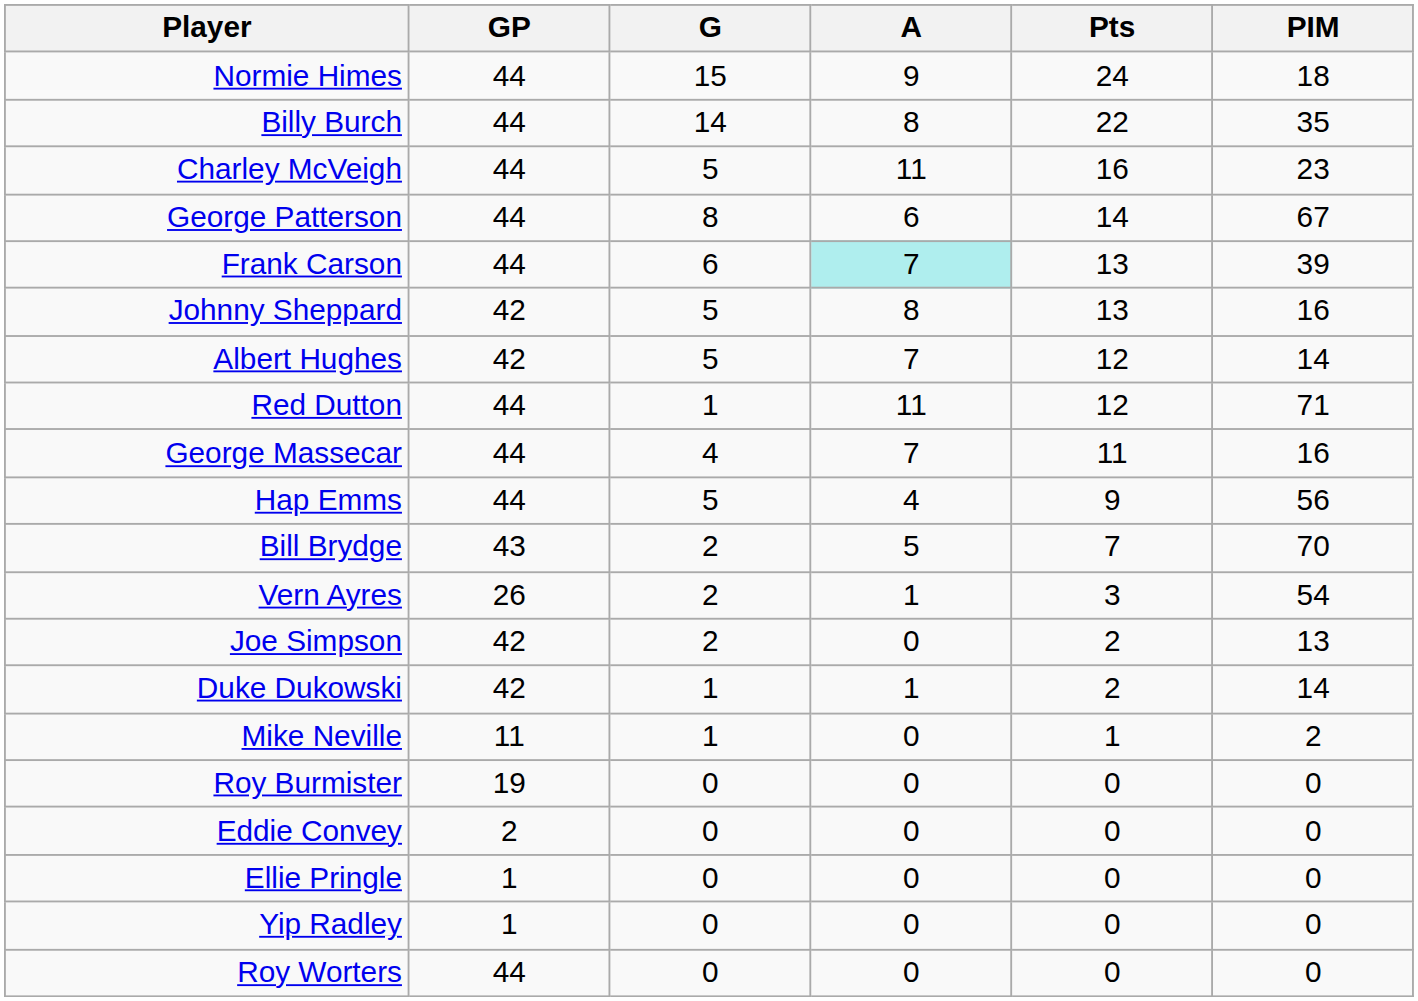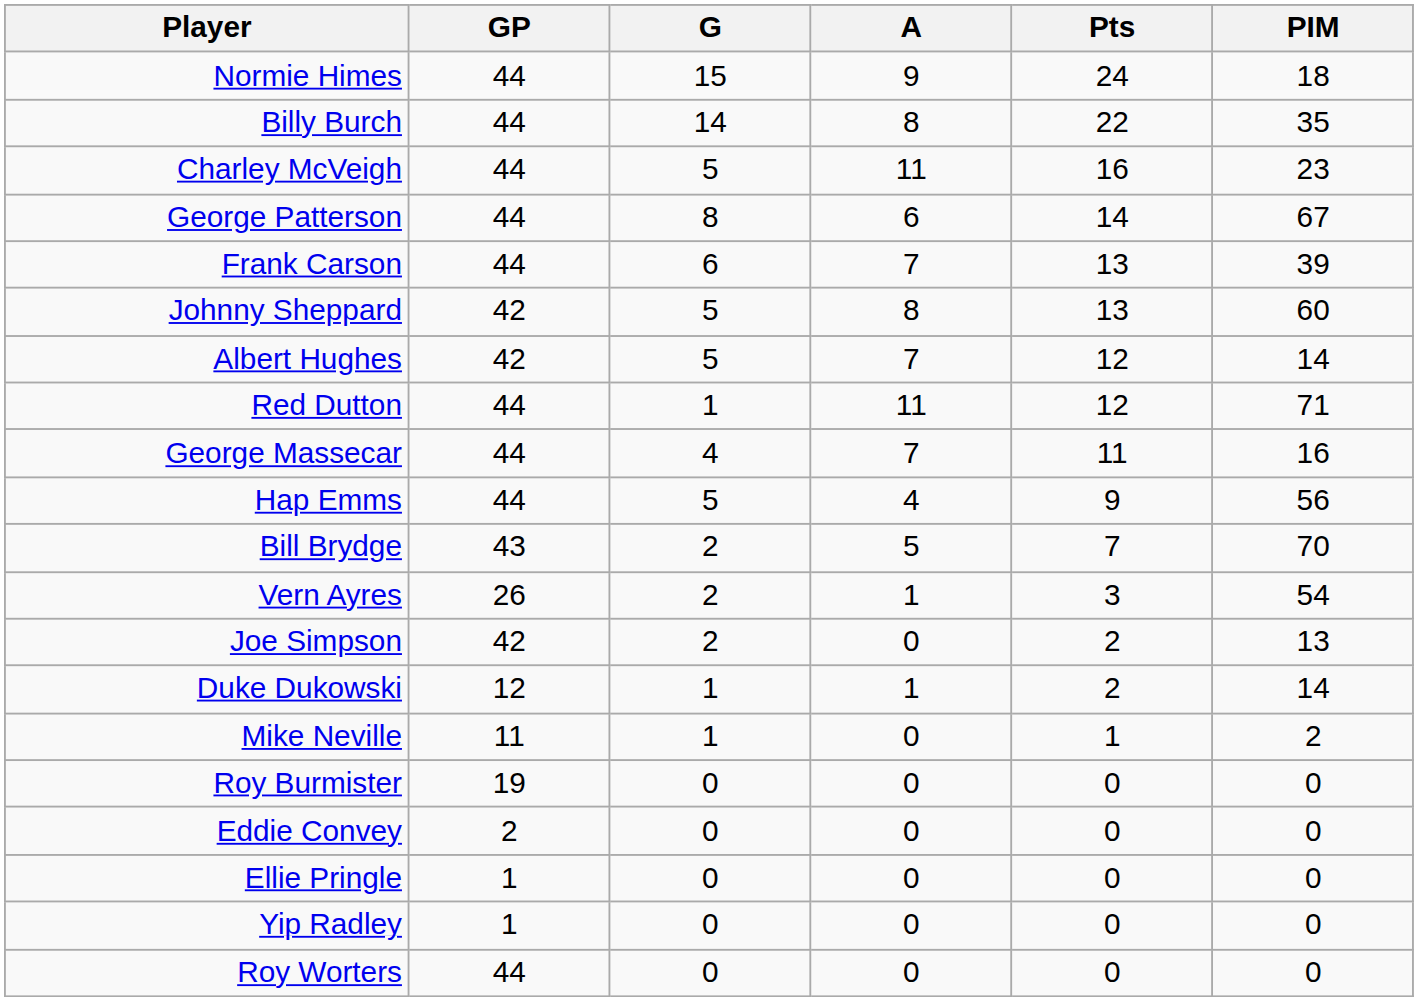(911, 264) paleturquoise background -> (911, 264) no background
(1313, 311) 16 -> (1313, 311) 60
(509, 688) 42 -> (509, 688) 12
